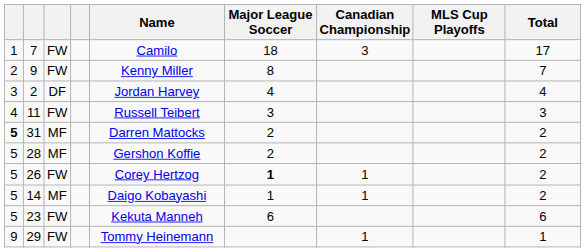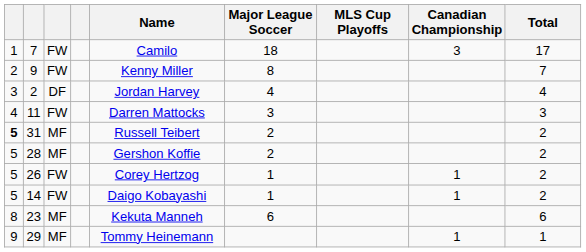columns swapped: (459, 22) <-> (365, 22)
(157, 112) Russell Teibert -> (157, 112) Darren Mattocks
(157, 133) Darren Mattocks -> (157, 133) Russell Teibert
(270, 174) bold -> (270, 174) normal
(57, 195) MF -> (57, 195) FW
(14, 216) 5 -> (14, 216) 8
(57, 216) FW -> (57, 216) MF
(57, 237) FW -> (57, 237) MF
